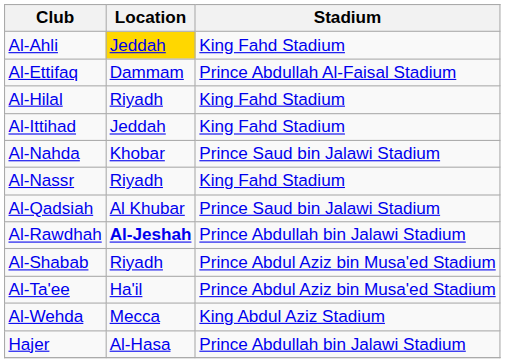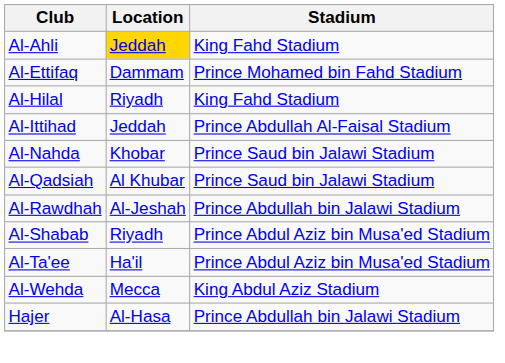(328, 72) Prince Abdullah Al-Faisal Stadium -> (328, 72) Prince Mohamed bin Fahd Stadium
(272, 126) King Fahd Stadium -> (322, 126) Prince Abdullah Al-Faisal Stadium
- row: (41, 180)
(151, 235) bold -> (148, 208) normal
